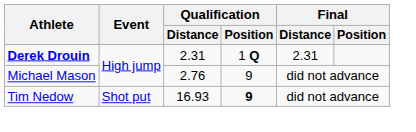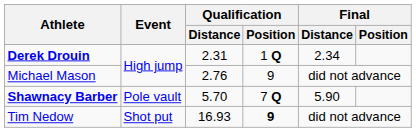(305, 55) 2.31 -> (327, 55) 2.34
+ row: (62, 97)
